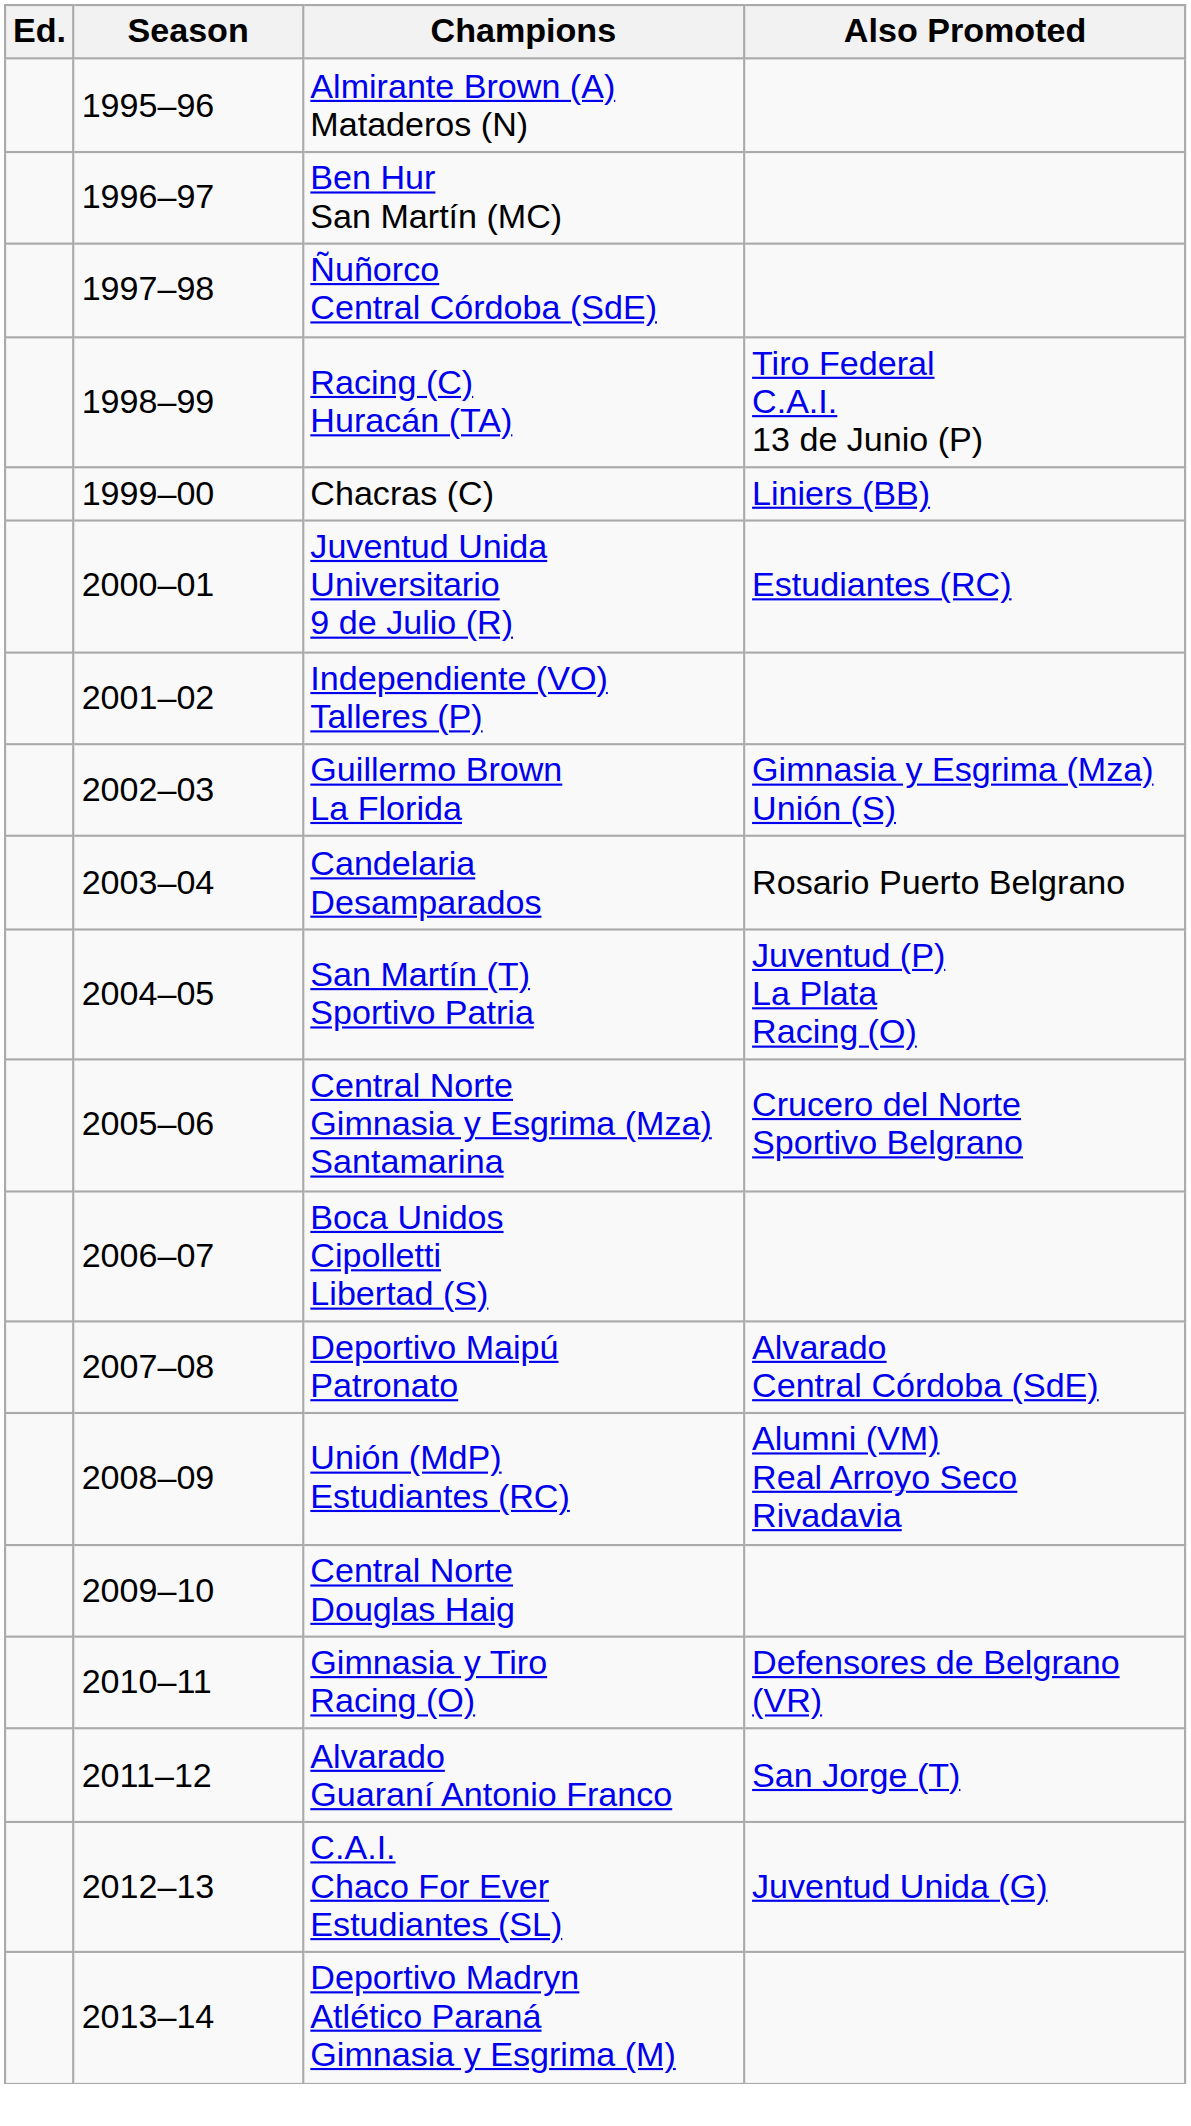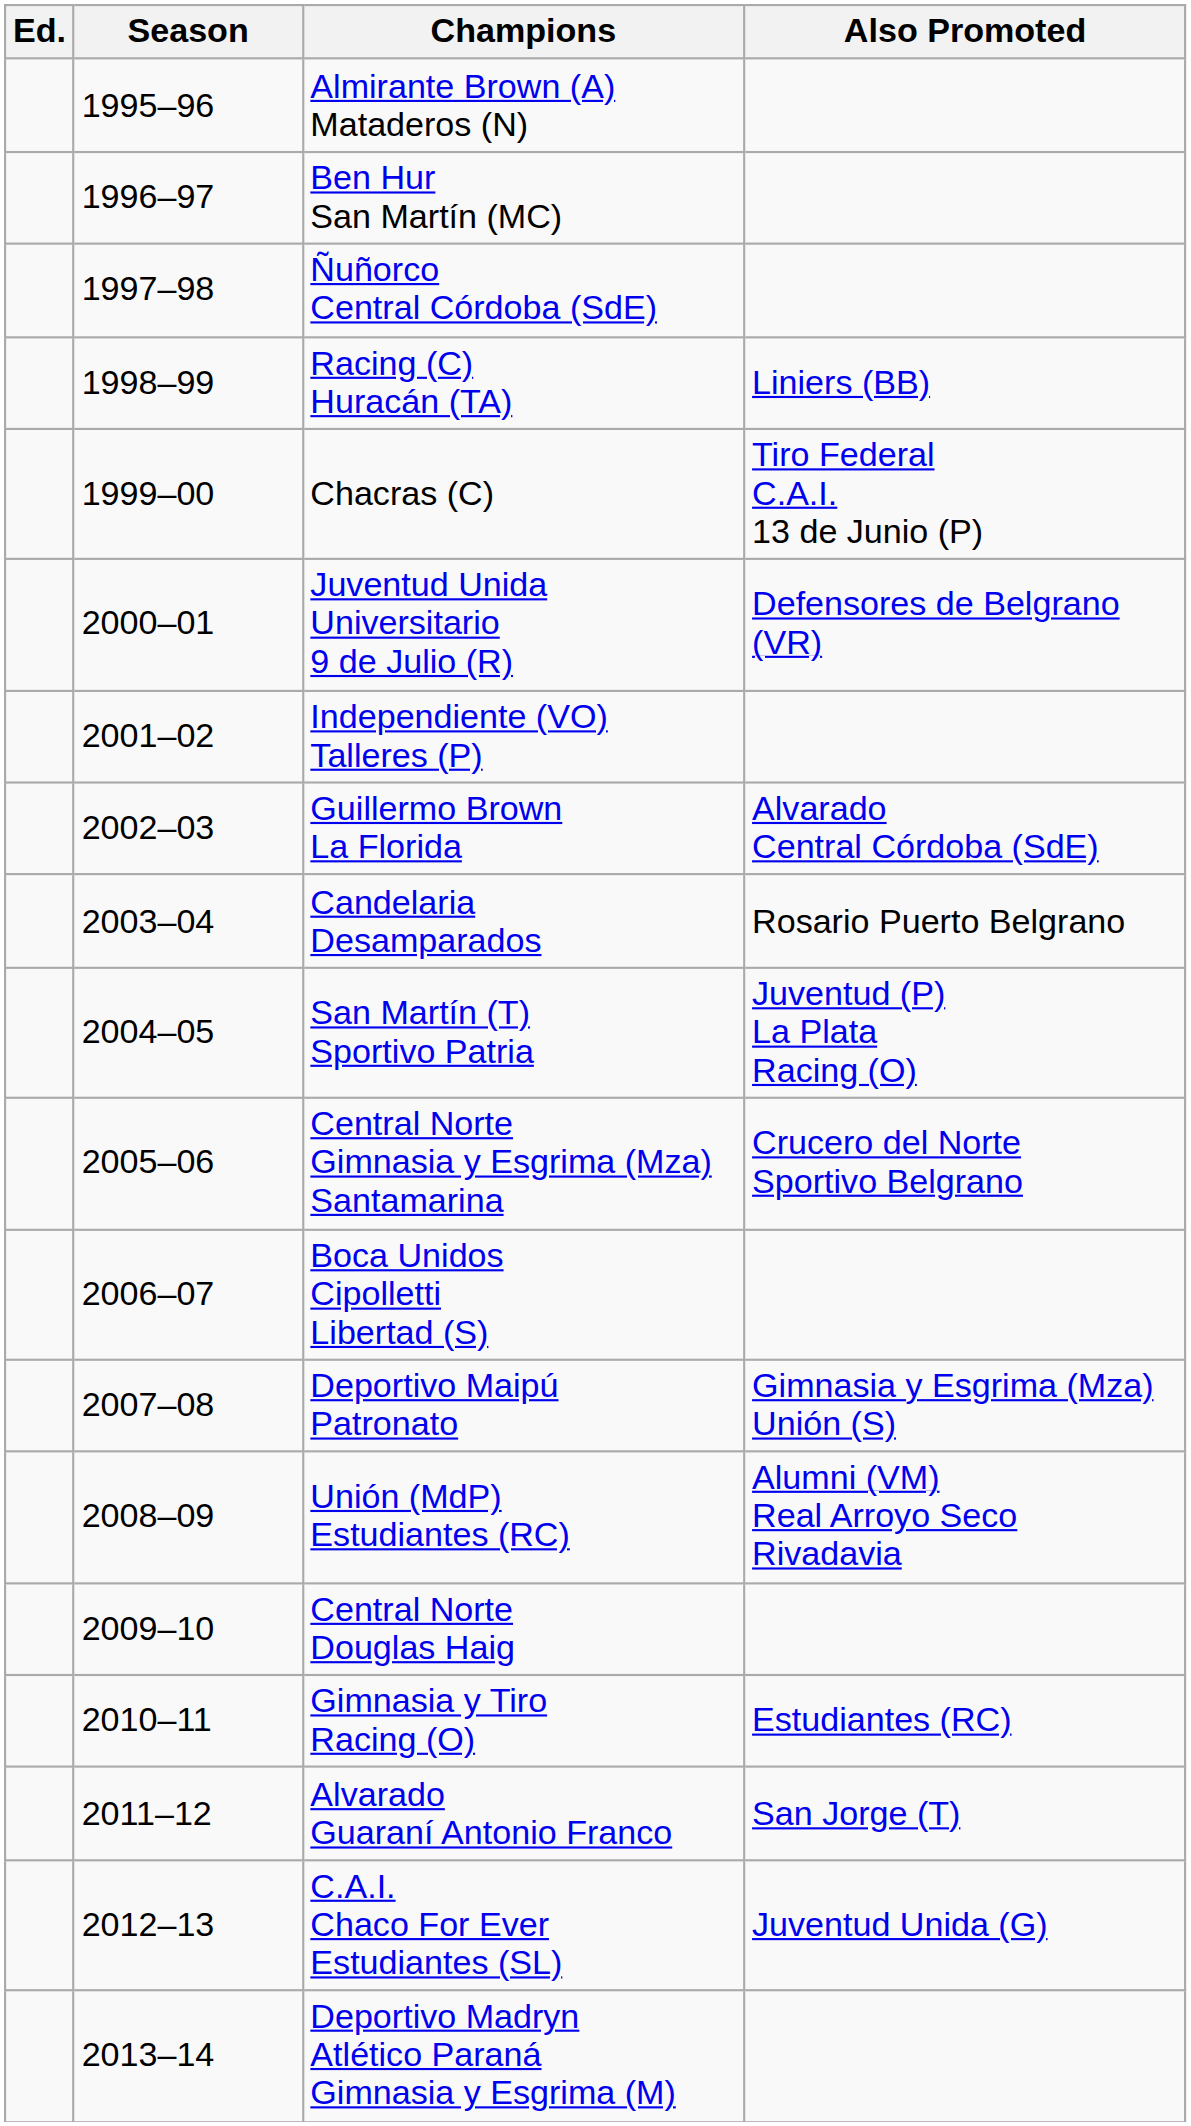(868, 401) Tiro Federal C.A.I. 13 de Junio (P) -> (841, 381) Liniers (BB)
(841, 493) Liniers (BB) -> (868, 493) Tiro Federal C.A.I. 13 de Junio (P)
(882, 585) Estudiantes (RC) -> (936, 624) Defensores de Belgrano (VR)
(953, 789) Gimnasia y Esgrima (Mza) Unión (S) -> (925, 828) Alvarado Central Córdoba (SdE)
(925, 1366) Alvarado Central Córdoba (SdE) -> (953, 1405) Gimnasia y Esgrima (Mza) Unión (S)
(936, 1682) Defensores de Belgrano (VR) -> (882, 1720) Estudiantes (RC)
